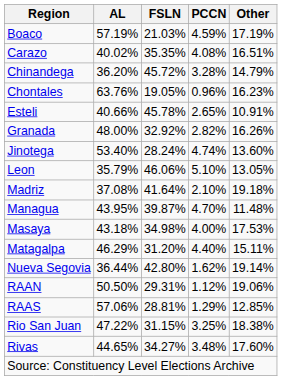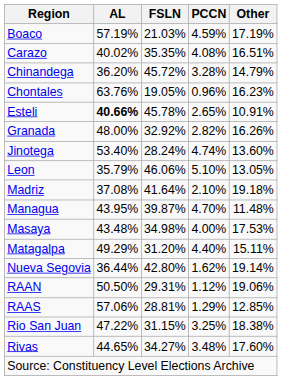(117, 111) normal -> (117, 111) bold
(117, 229) 43.18% -> (117, 229) 43.48%
(117, 248) 46.29% -> (117, 248) 49.29%
